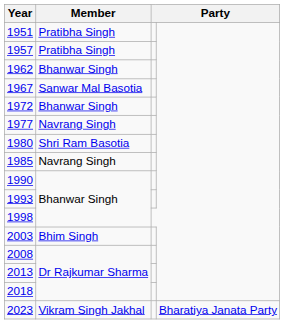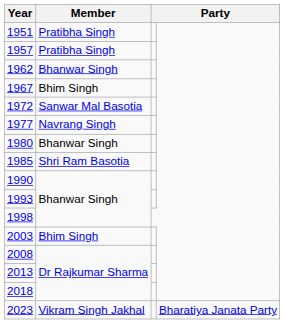(90, 87) Sanwar Mal Basotia -> (68, 87) Bhim Singh
(78, 106) Bhanwar Singh -> (90, 106) Sanwar Mal Basotia
(84, 143) Shri Ram Basotia -> (78, 143) Bhanwar Singh
(77, 161) Navrang Singh -> (84, 161) Shri Ram Basotia
